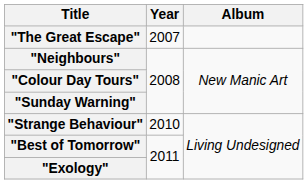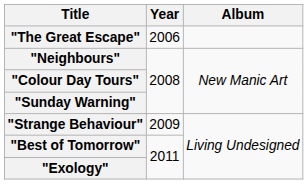(165, 37) 2007 -> (165, 37) 2006
(165, 124) 2010 -> (165, 124) 2009
